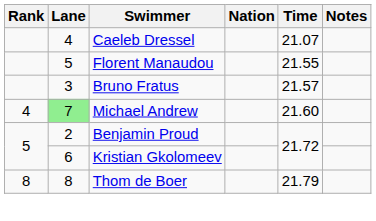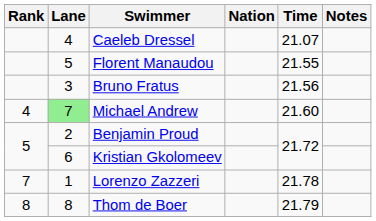(300, 87) 21.57 -> (300, 87) 21.56
+ row: (146, 181)
